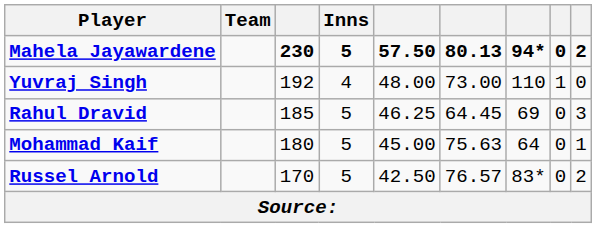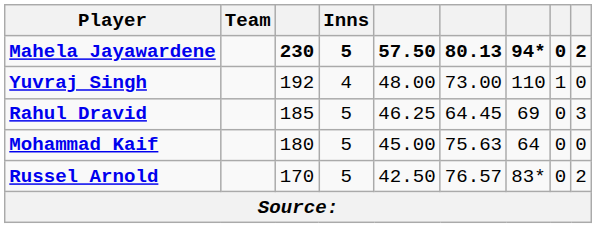(581, 145) 1 -> (581, 145) 0
